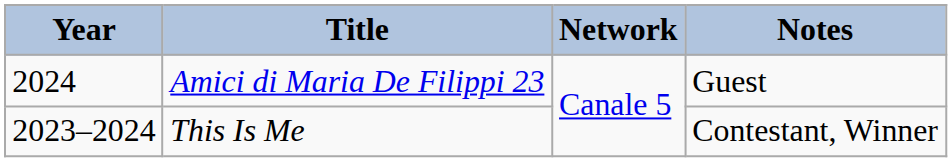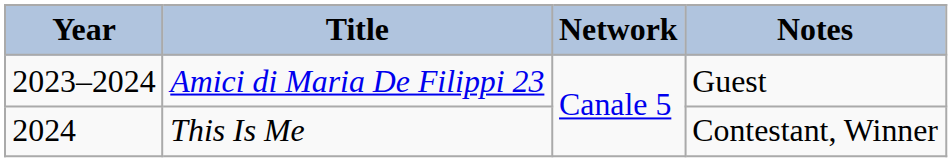(44, 80) 2024 -> (84, 80) 2023–2024
(84, 130) 2023–2024 -> (44, 130) 2024
